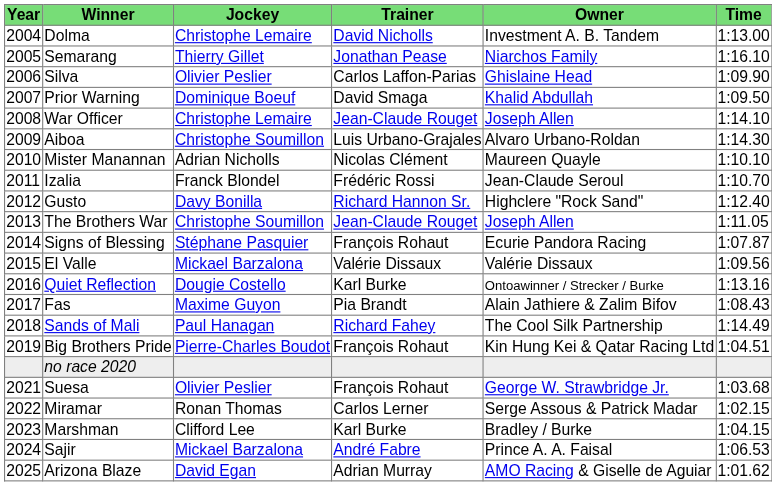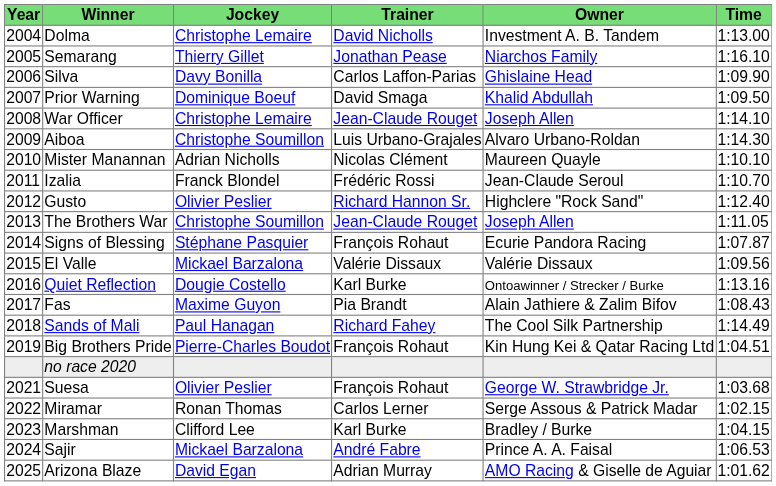(223, 77) Olivier Peslier -> (219, 77) Davy Bonilla
(219, 201) Davy Bonilla -> (223, 201) Olivier Peslier
